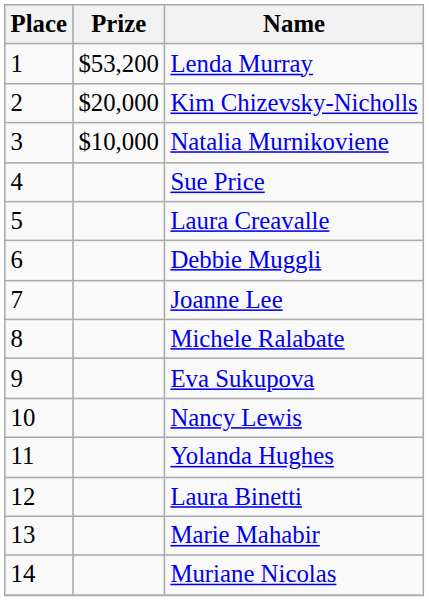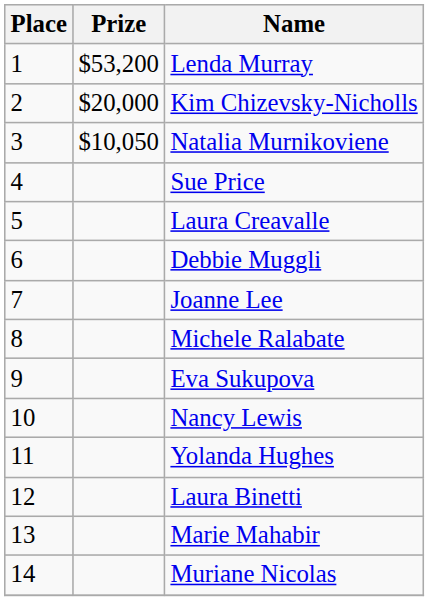(119, 142) $10,000 -> (119, 142) $10,050
